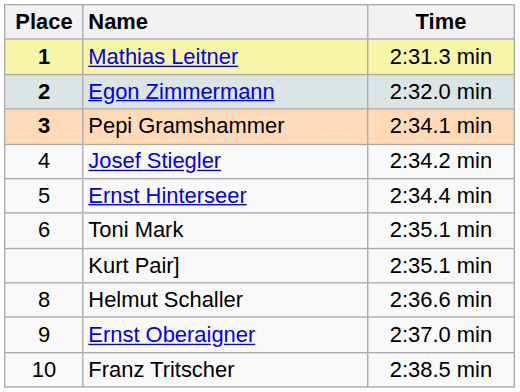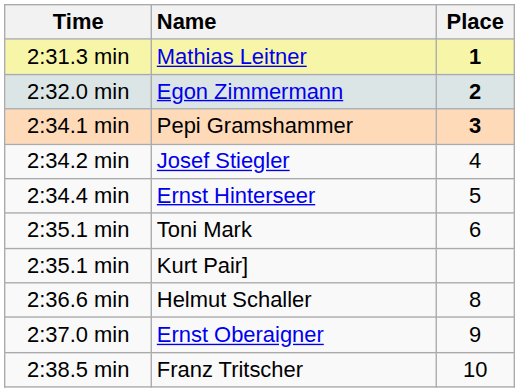columns swapped: (44, 21) <-> (441, 21)
